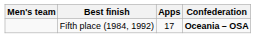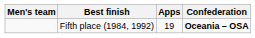(169, 26) 17 -> (169, 26) 19
